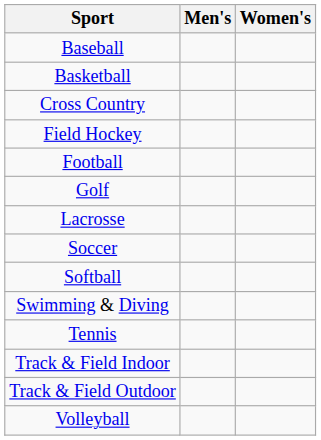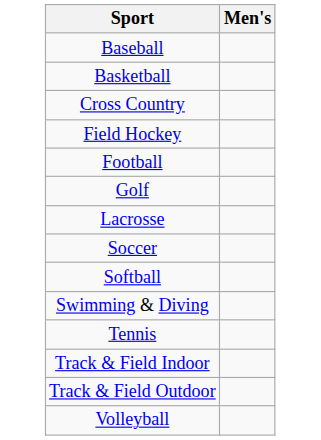- column: (275, 18)
